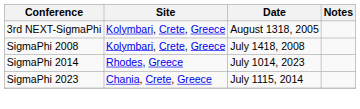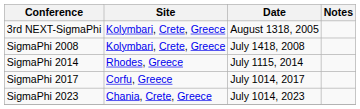(267, 63) July 1014, 2023 -> (267, 63) July 1115, 2014
+ row: (43, 79)
(267, 79) July 1115, 2014 -> (267, 96) July 1014, 2023
